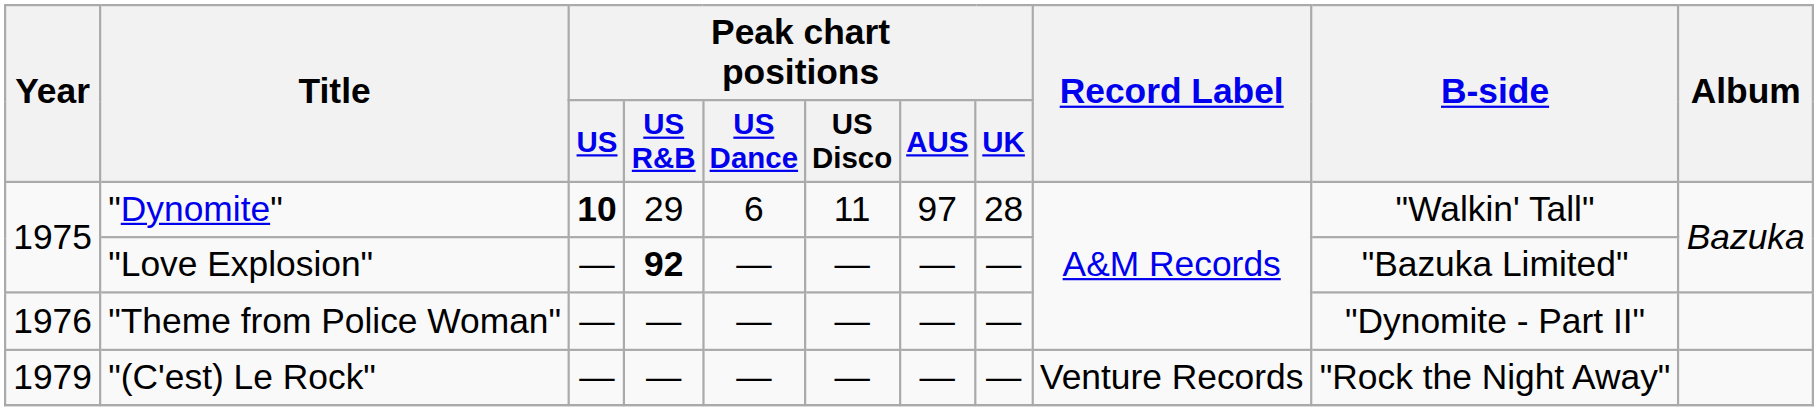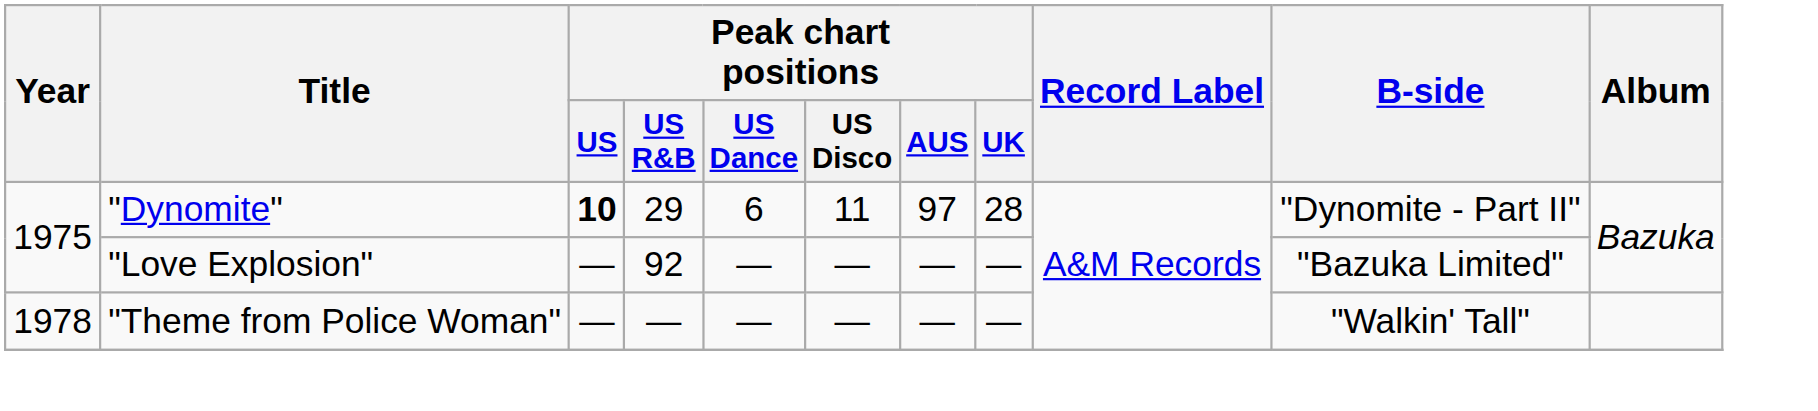(1495, 208) "Walkin' Tall" -> (1430, 208) "Dynomite - Part II"
(664, 264) bold -> (664, 264) normal
(53, 320) 1976 -> (53, 320) 1978
(1495, 320) "Dynomite - Part II" -> (1430, 320) "Walkin' Tall"
- row: (242, 376)
